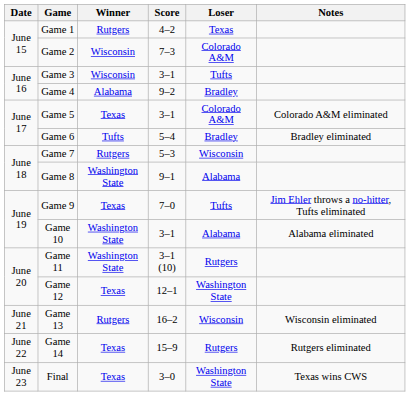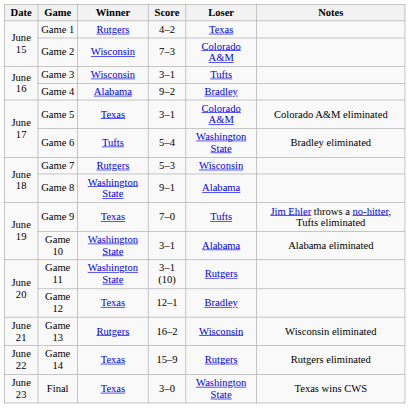(221, 137) Bradley -> (221, 143) Washington State
(221, 291) Washington State -> (221, 302) Bradley
